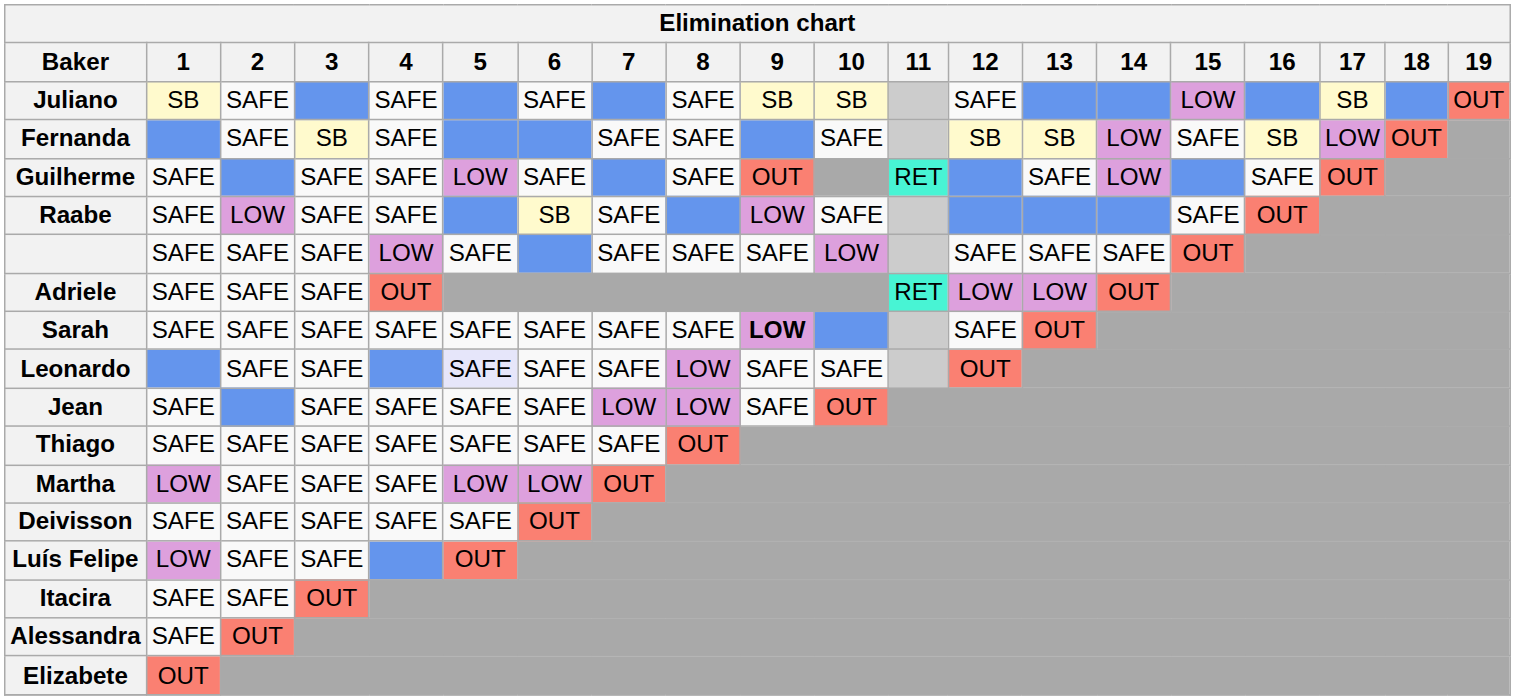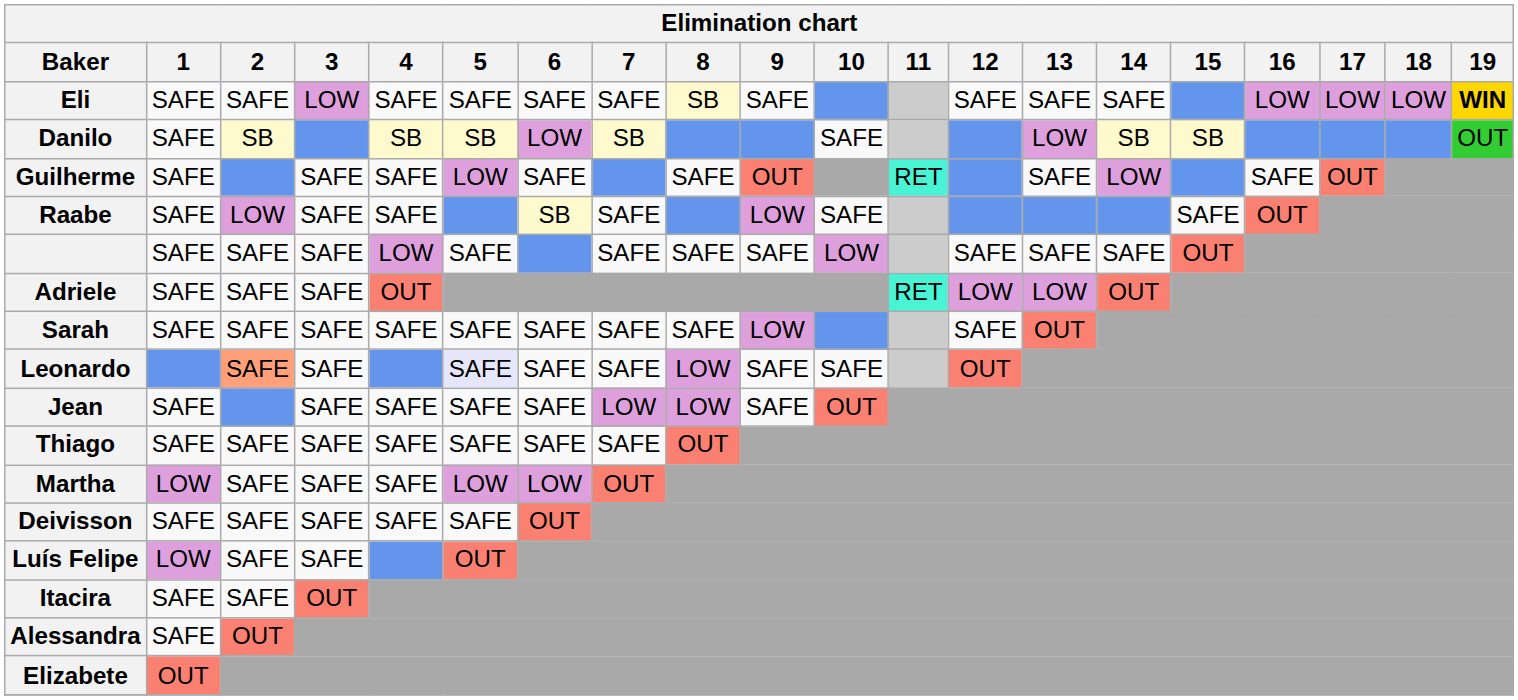+ row: (75, 100)
+ row: (75, 138)
- row: (75, 100)
- row: (75, 138)
(777, 330) bold -> (777, 330) normal
(258, 368) no background -> (258, 368) lightsalmon background
